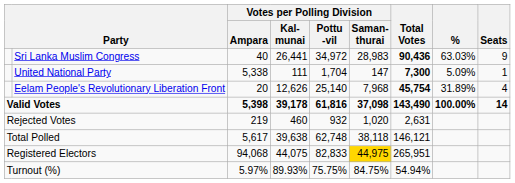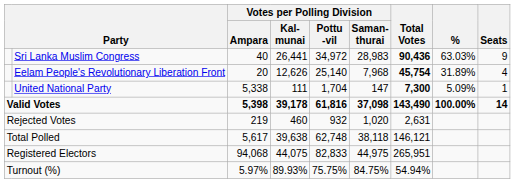rows swapped: (120, 89) <-> (63, 72)
(373, 154) gold background -> (373, 154) no background
